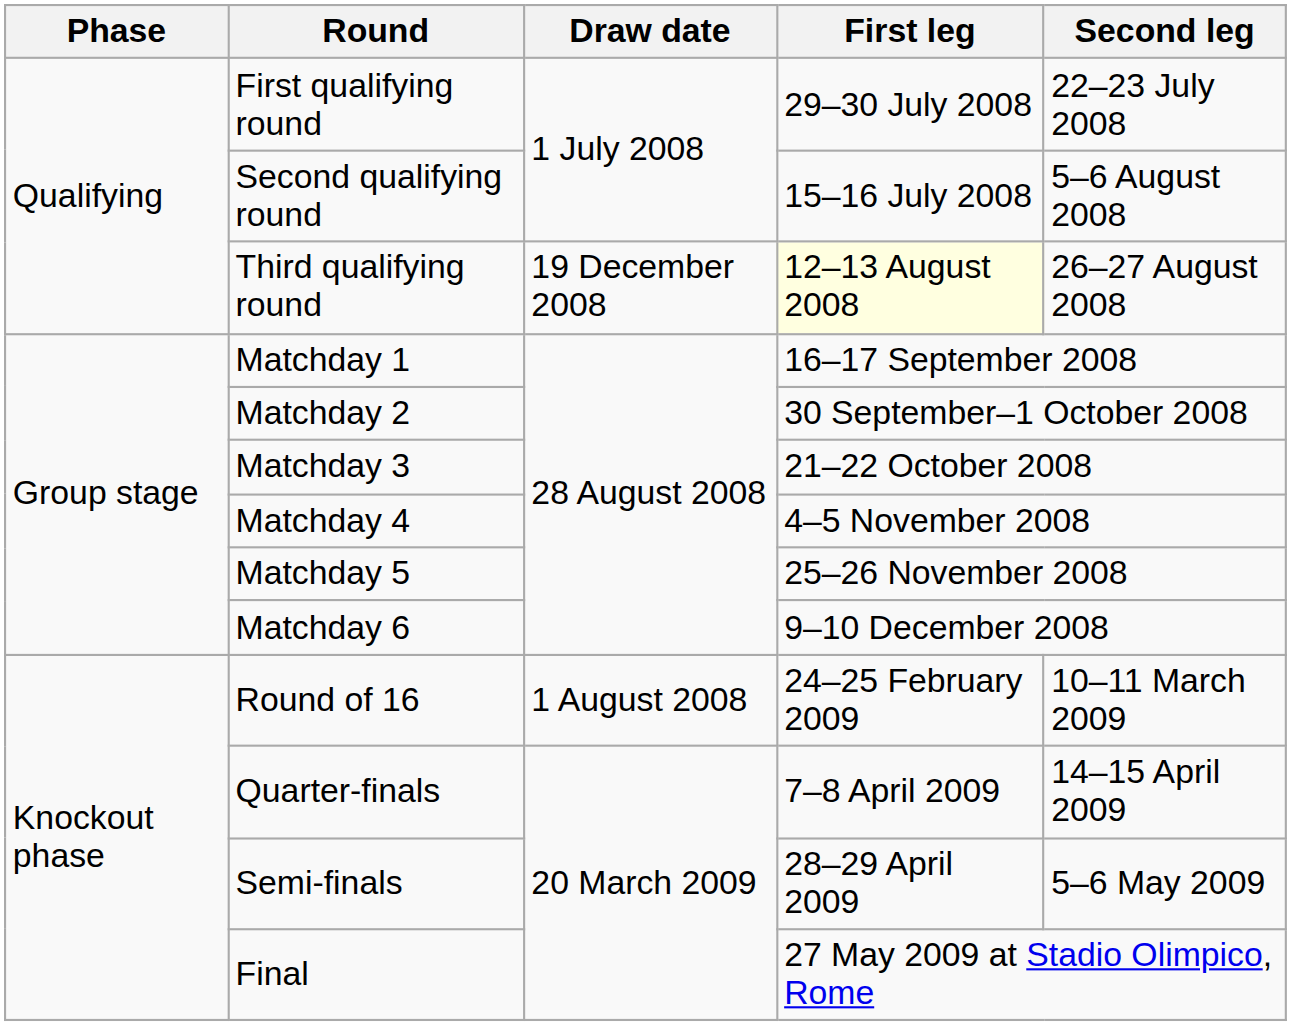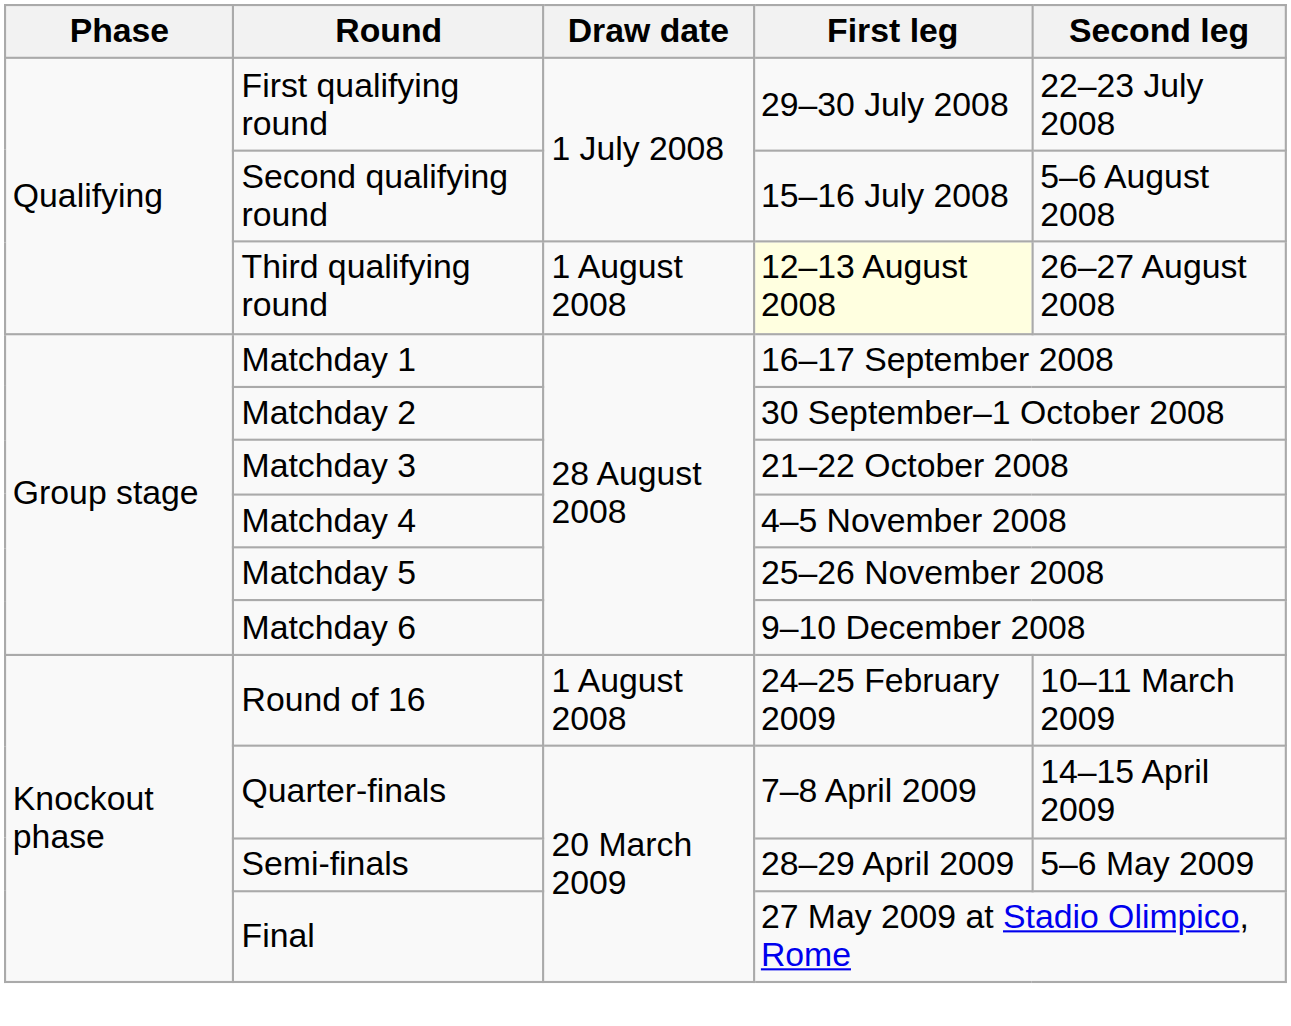(633, 286) 19 December 2008 -> (617, 286) 1 August 2008
